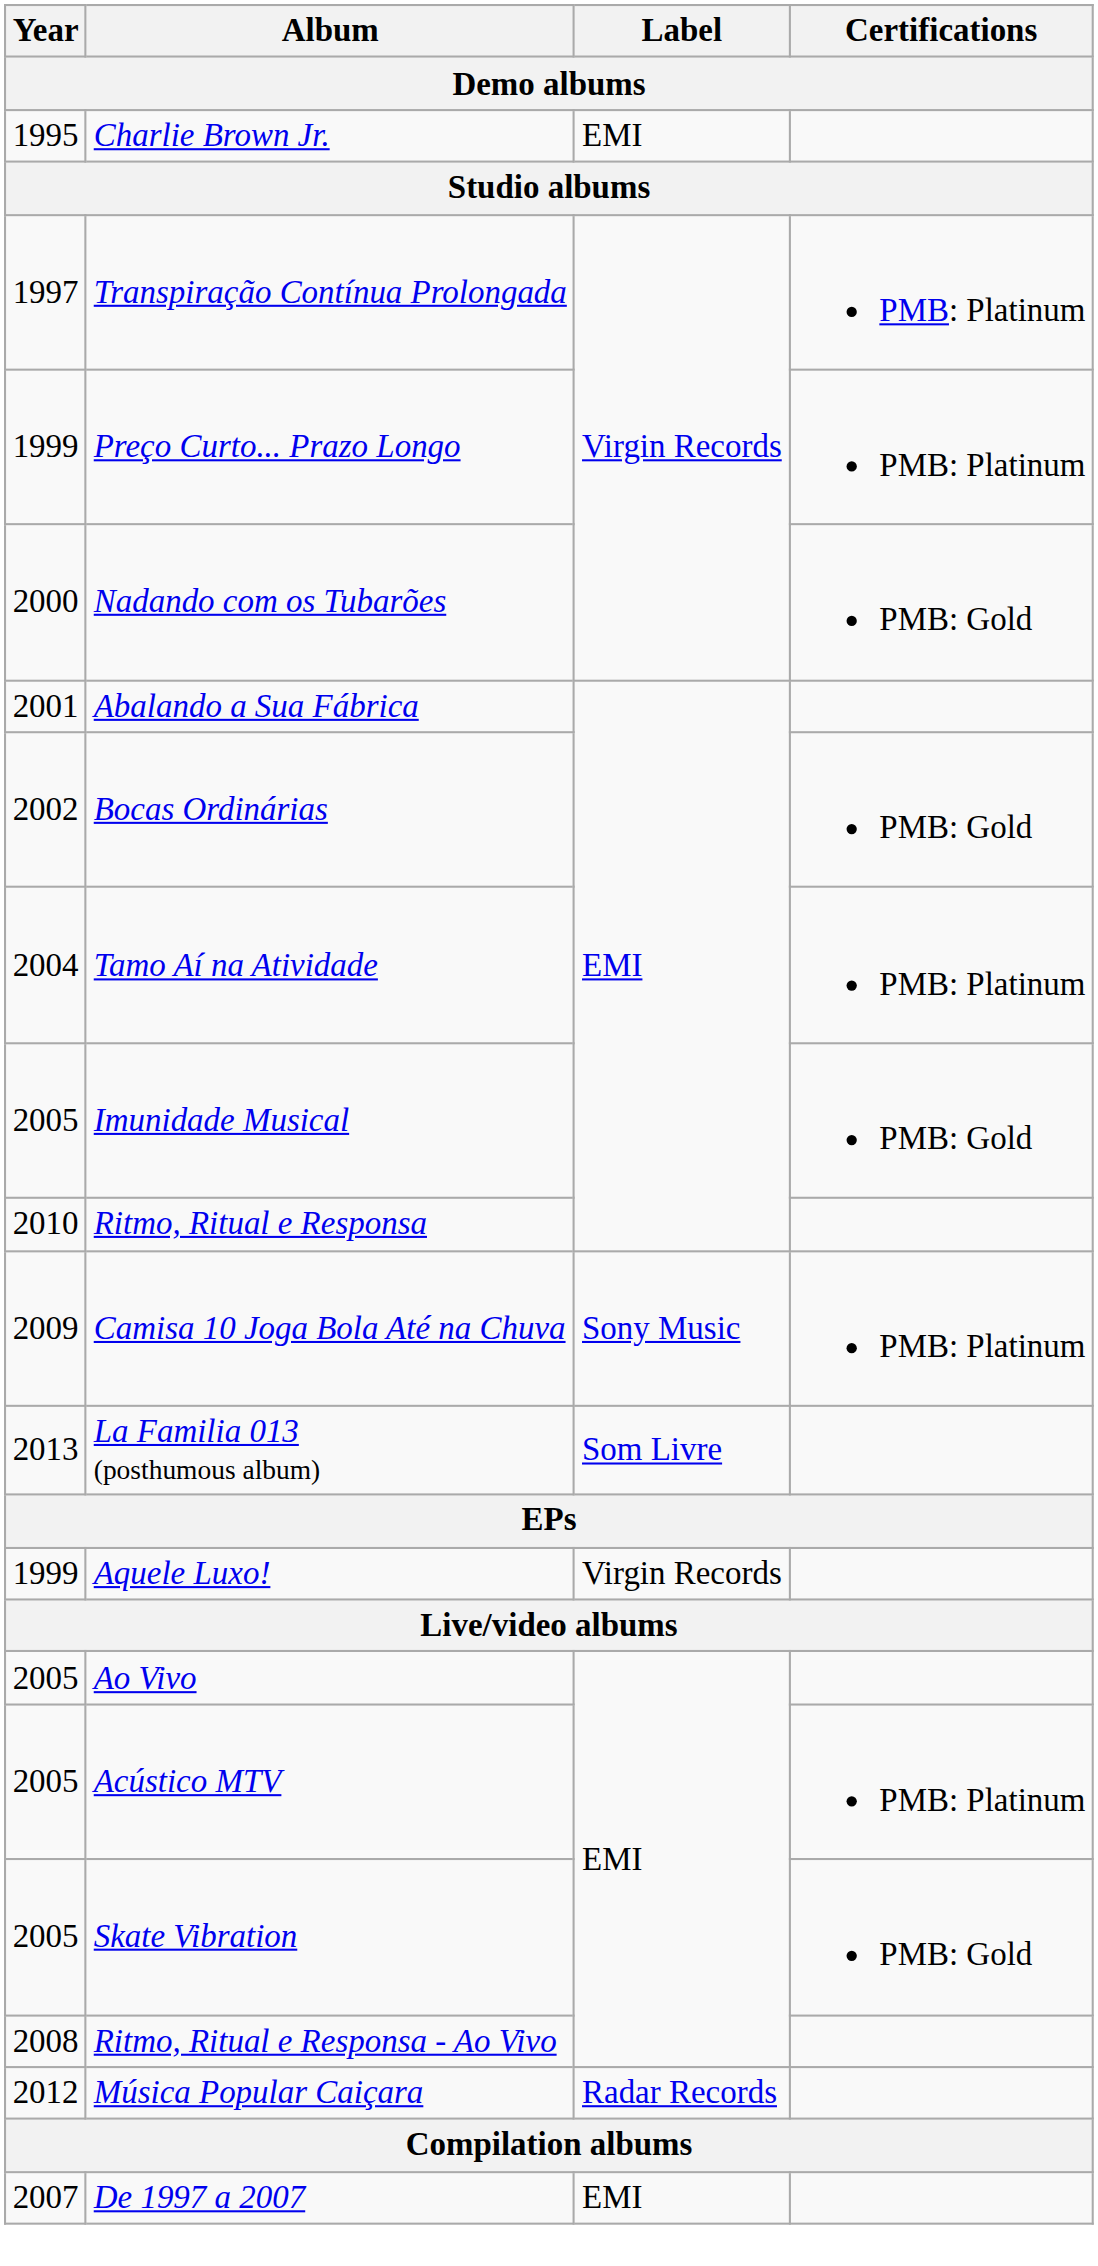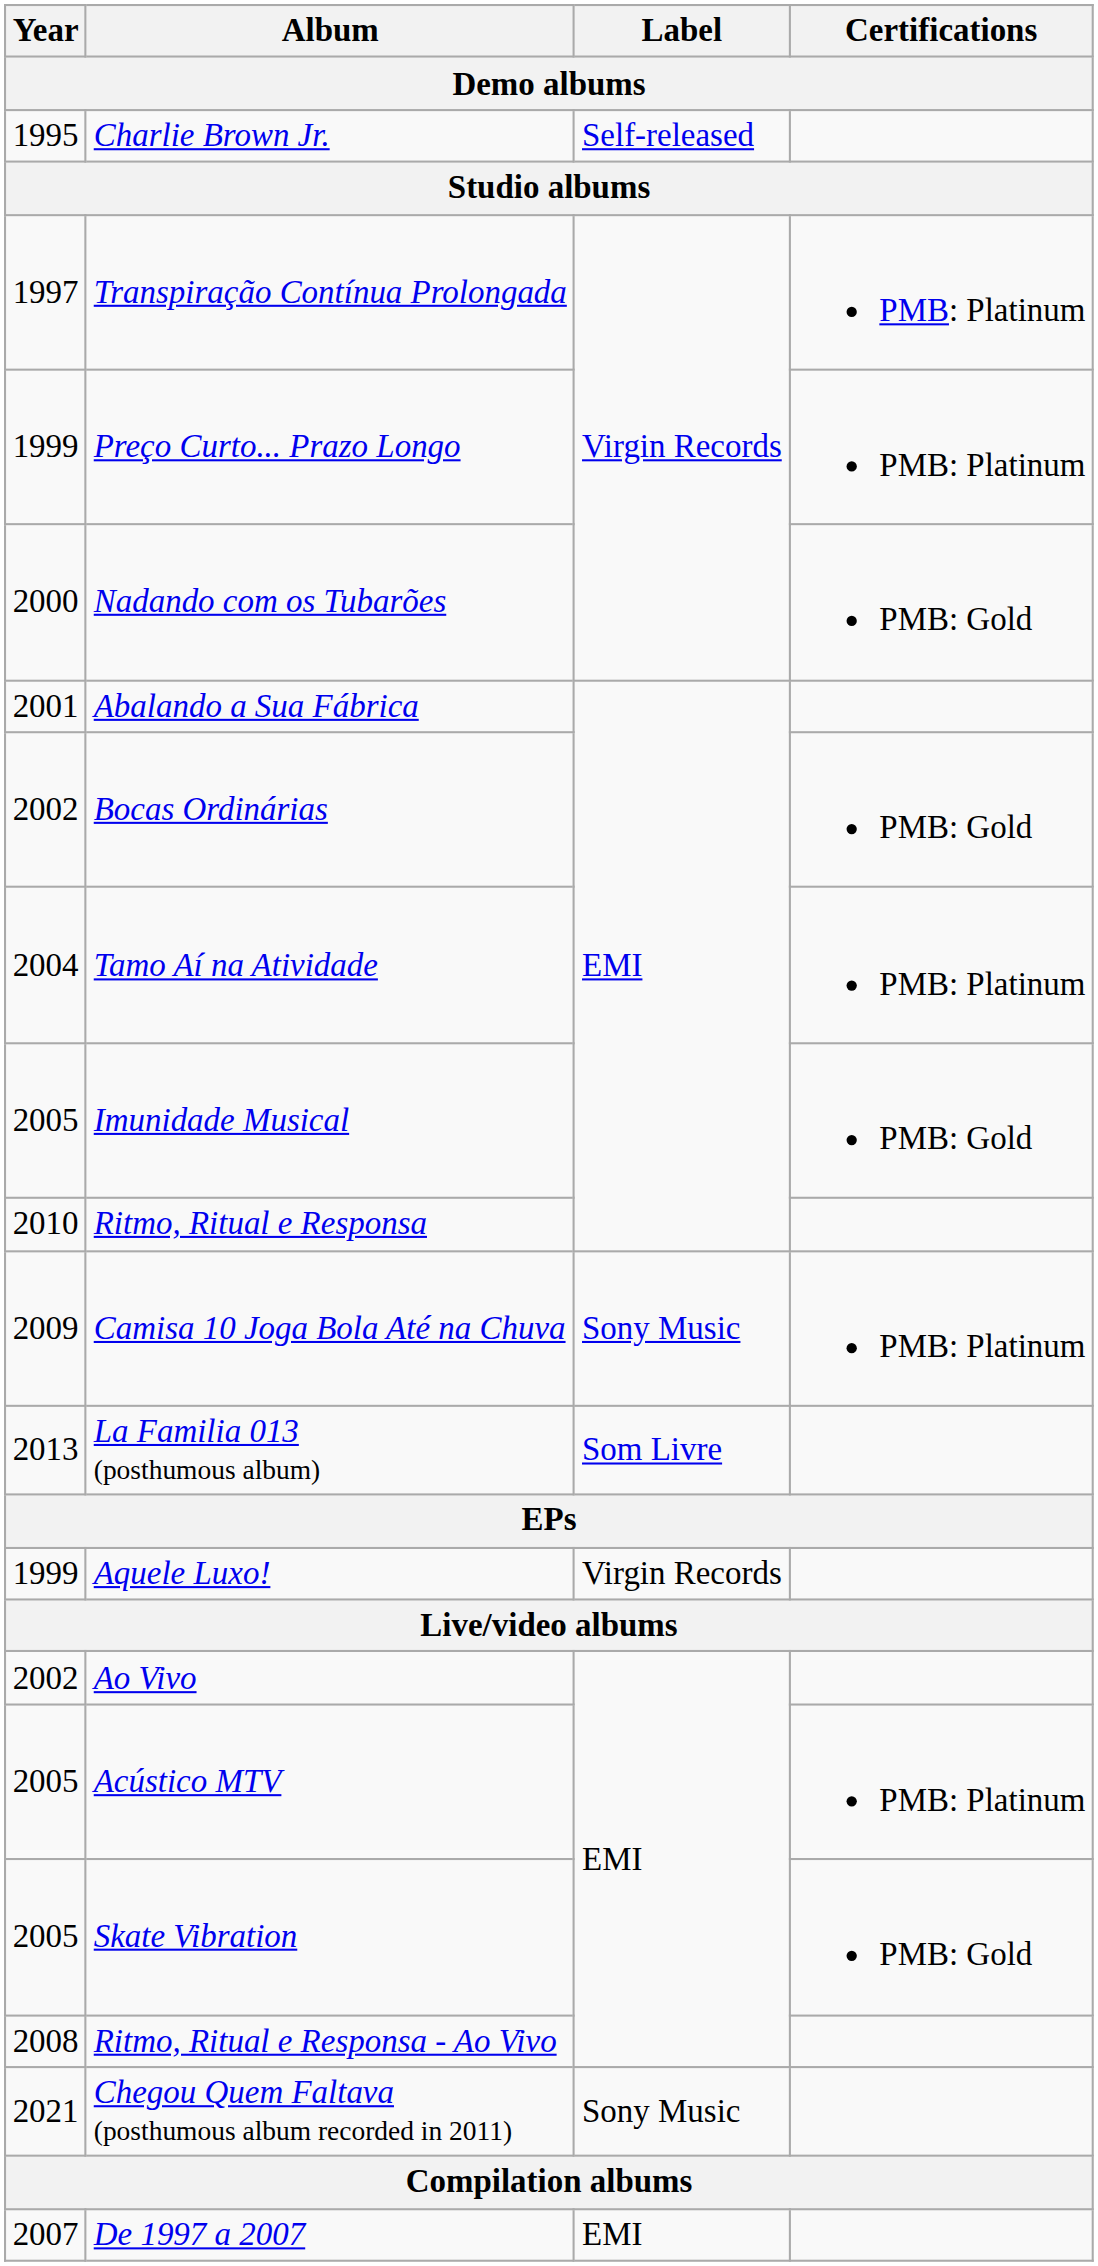(612, 135) EMI -> (668, 135) Self-released
(46, 1677) 2005 -> (46, 1677) 2002
- row: (259, 2092)
+ row: (303, 2110)
